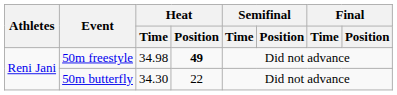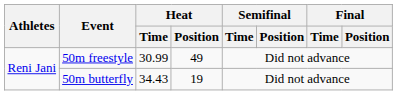(154, 58) 34.98 -> (154, 58) 30.99
(197, 58) bold -> (197, 58) normal
(154, 79) 34.30 -> (154, 79) 34.43
(197, 79) 22 -> (197, 79) 19
